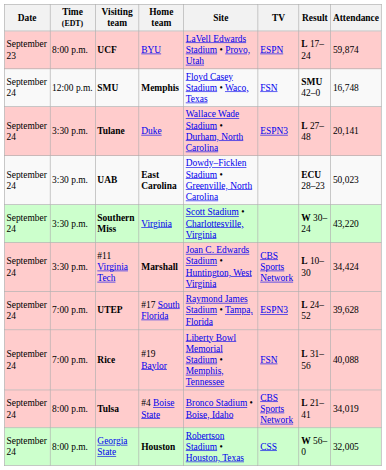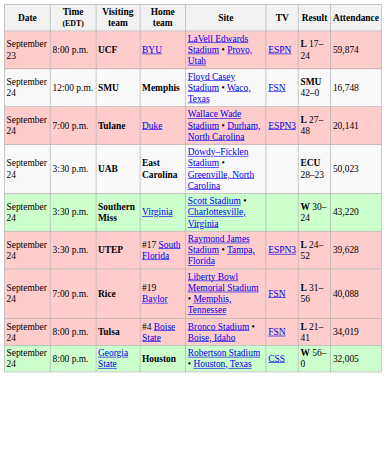(70, 131) 3:30 p.m. -> (70, 126) 7:00 p.m.
- row: (113, 267)
(70, 310) 7:00 p.m. -> (70, 250) 3:30 p.m.
(277, 408) CBS Sports Network -> (277, 332) FSN
